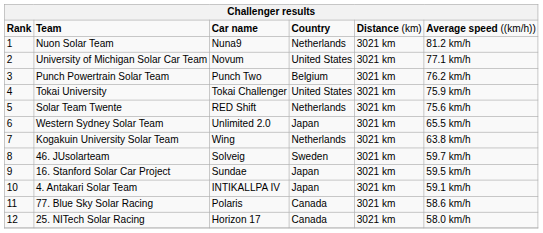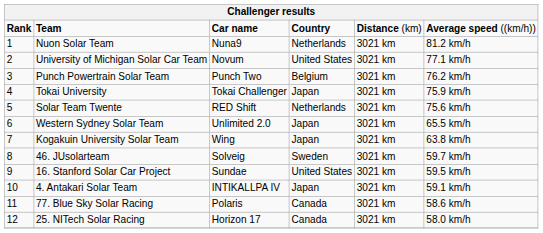(322, 92) United States -> (305, 92) Japan
(319, 140) Netherlands -> (305, 140) Japan
(305, 172) Japan -> (322, 172) United States
